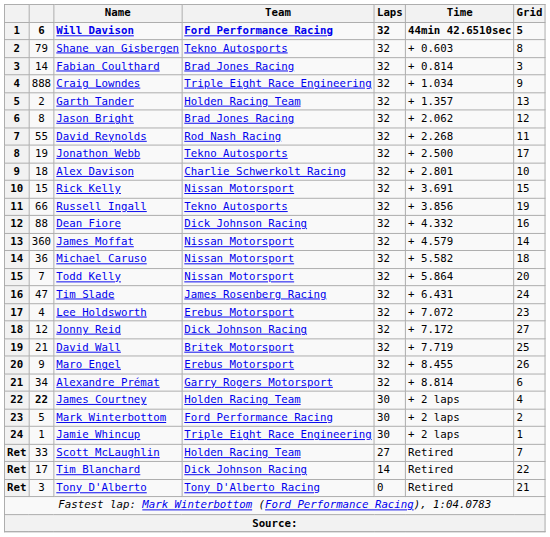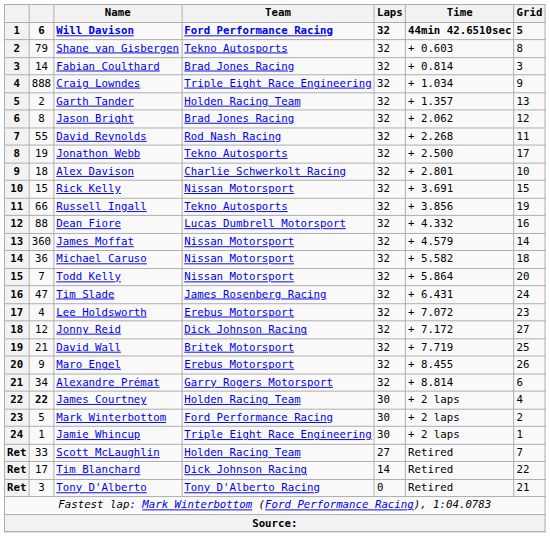(246, 224) Dick Johnson Racing -> (265, 224) Lucas Dumbrell Motorsport
